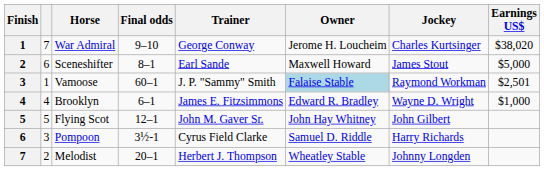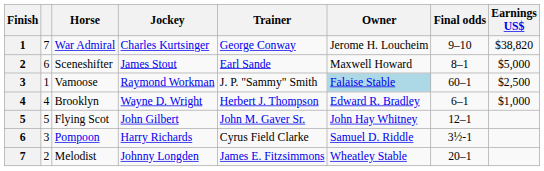columns swapped: (439, 20) <-> (147, 20)
(514, 45) $38,020 -> (514, 45) $38,820
(514, 82) $2,501 -> (514, 82) $2,500
(231, 100) James E. Fitzsimmons -> (269, 100) Herbert J. Thompson
(228, 156) Herbert J. Thompson -> (272, 156) James E. Fitzsimmons
